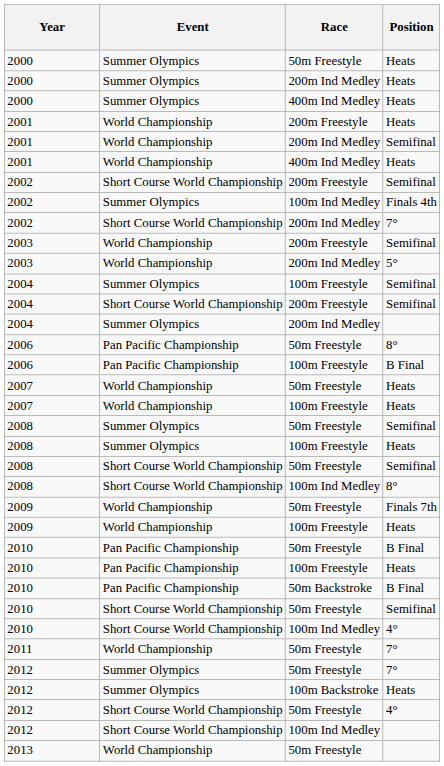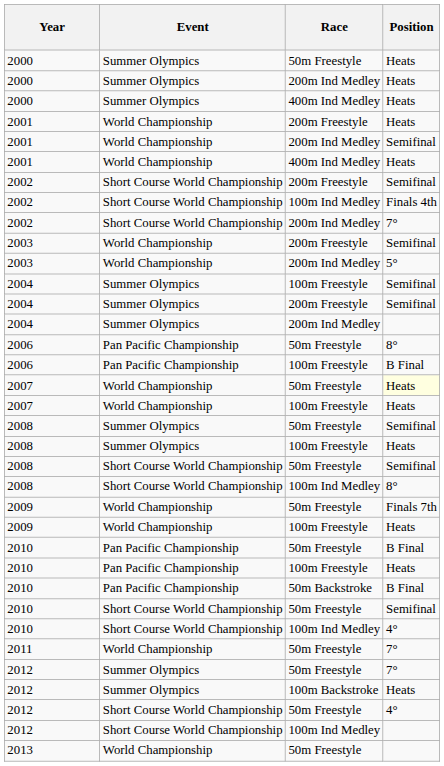(151, 202) Summer Olympics -> (193, 202) Short Course World Championship
(193, 304) Short Course World Championship -> (151, 304) Summer Olympics
(401, 385) no background -> (401, 385) lightyellow background
